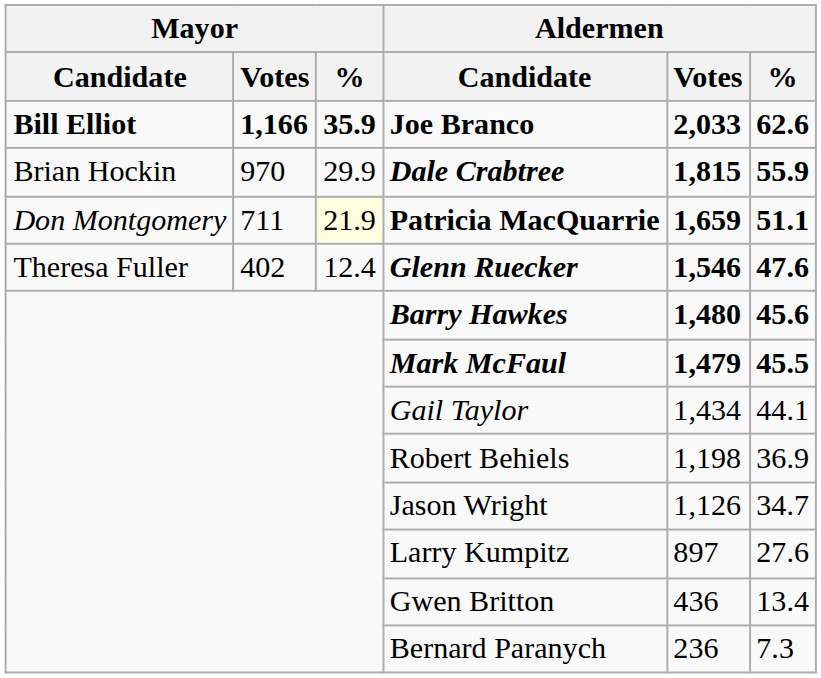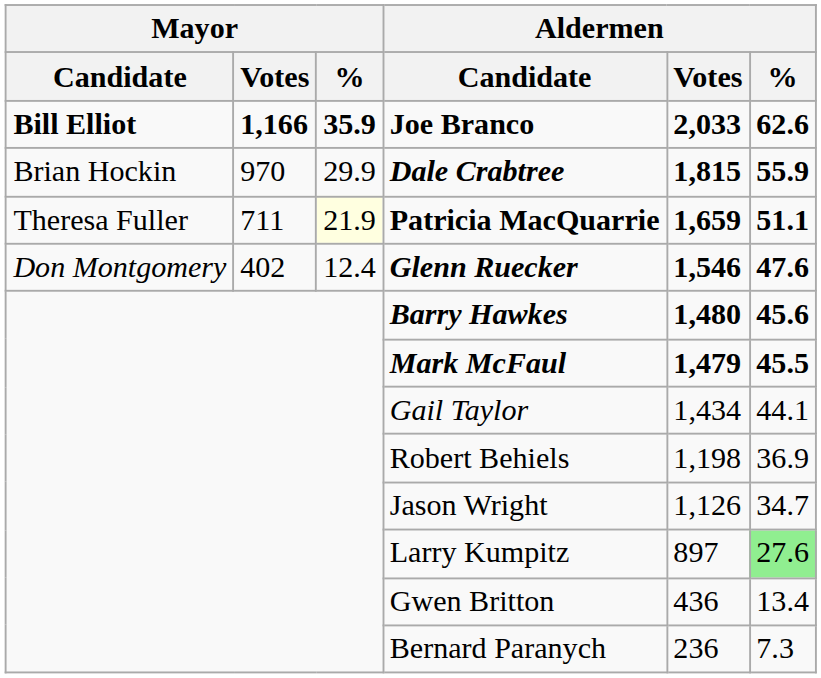(120, 219) Don Montgomery -> (101, 219) Theresa Fuller
(101, 266) Theresa Fuller -> (120, 266) Don Montgomery
(783, 553) no background -> (783, 553) lightgreen background
